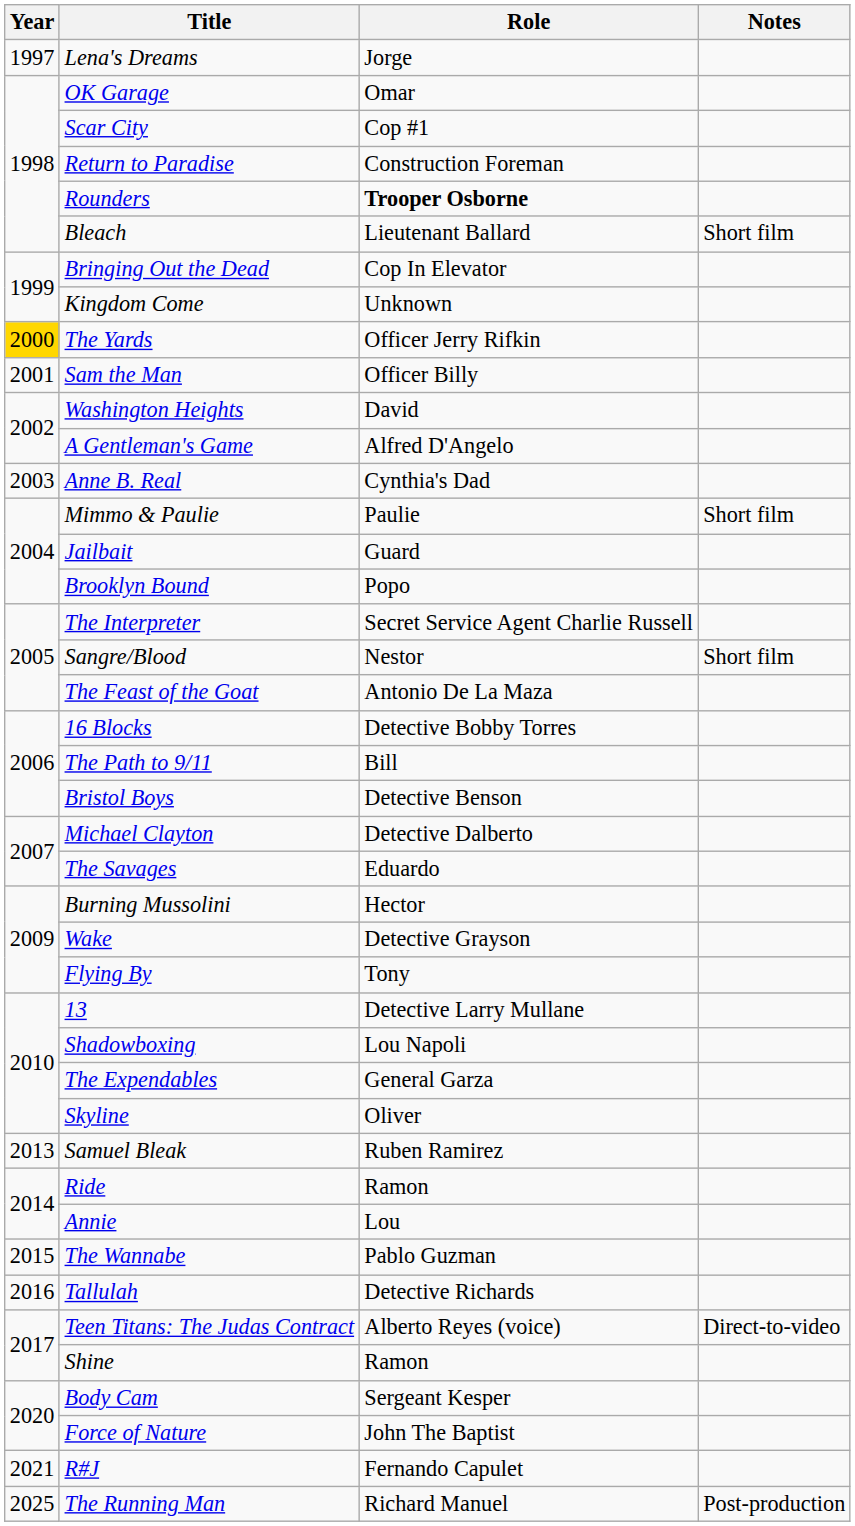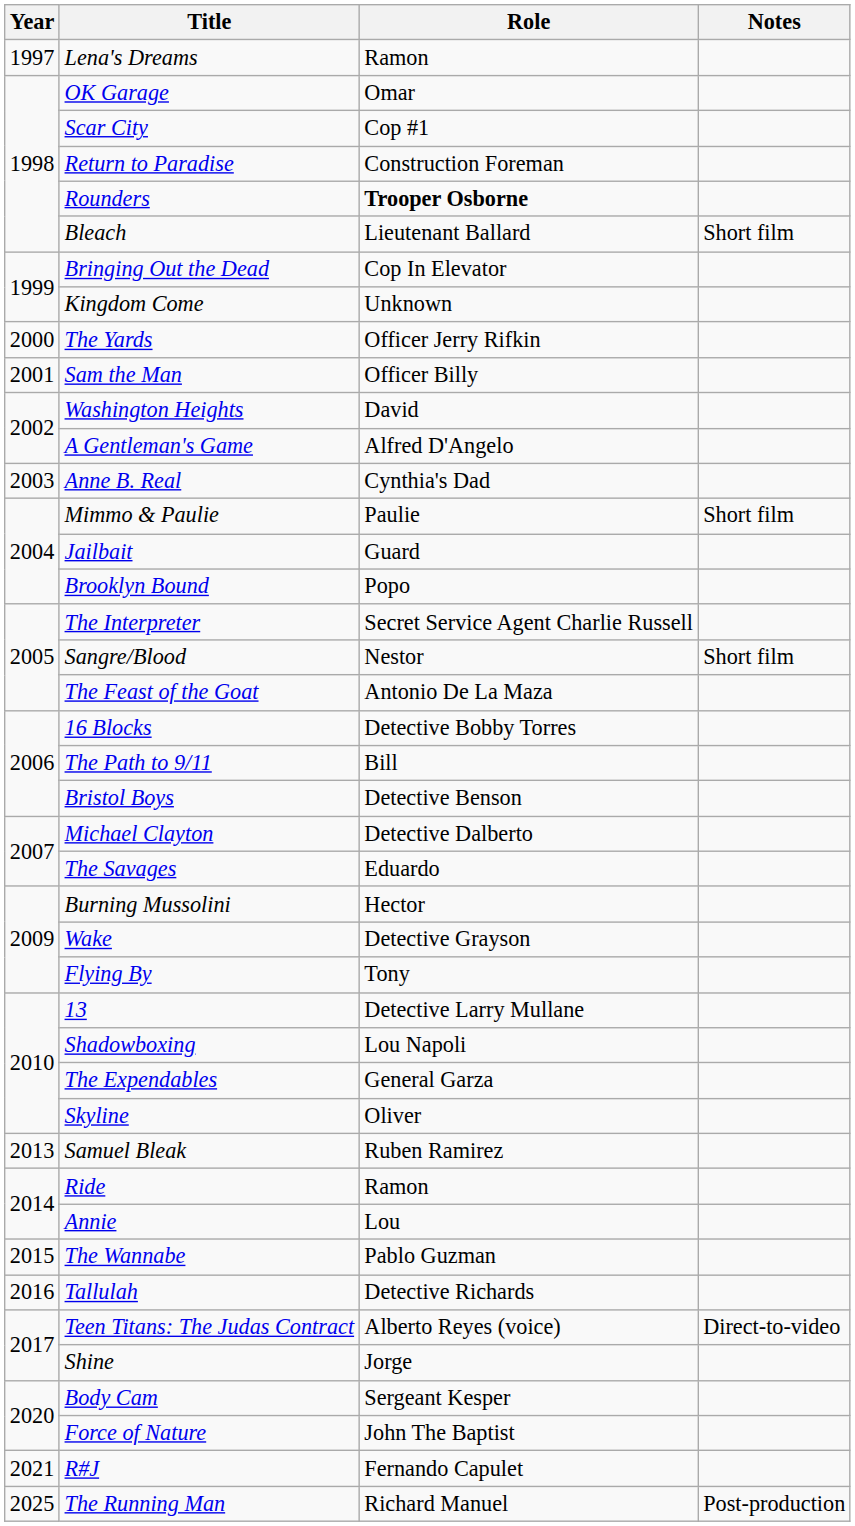(388, 57) Jorge -> (396, 57) Ramon
(32, 339) gold background -> (32, 339) no background
(396, 1362) Ramon -> (388, 1362) Jorge
